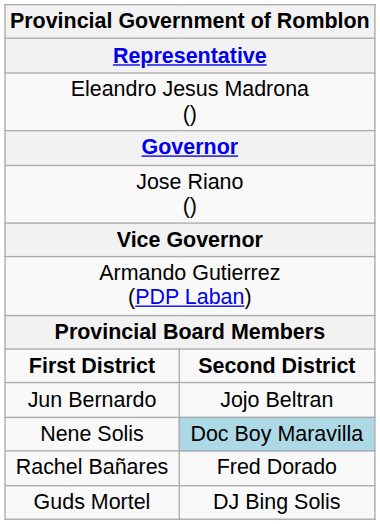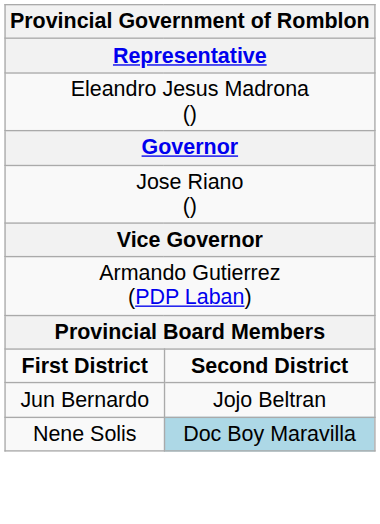- row: (92, 467)
- row: (92, 501)
